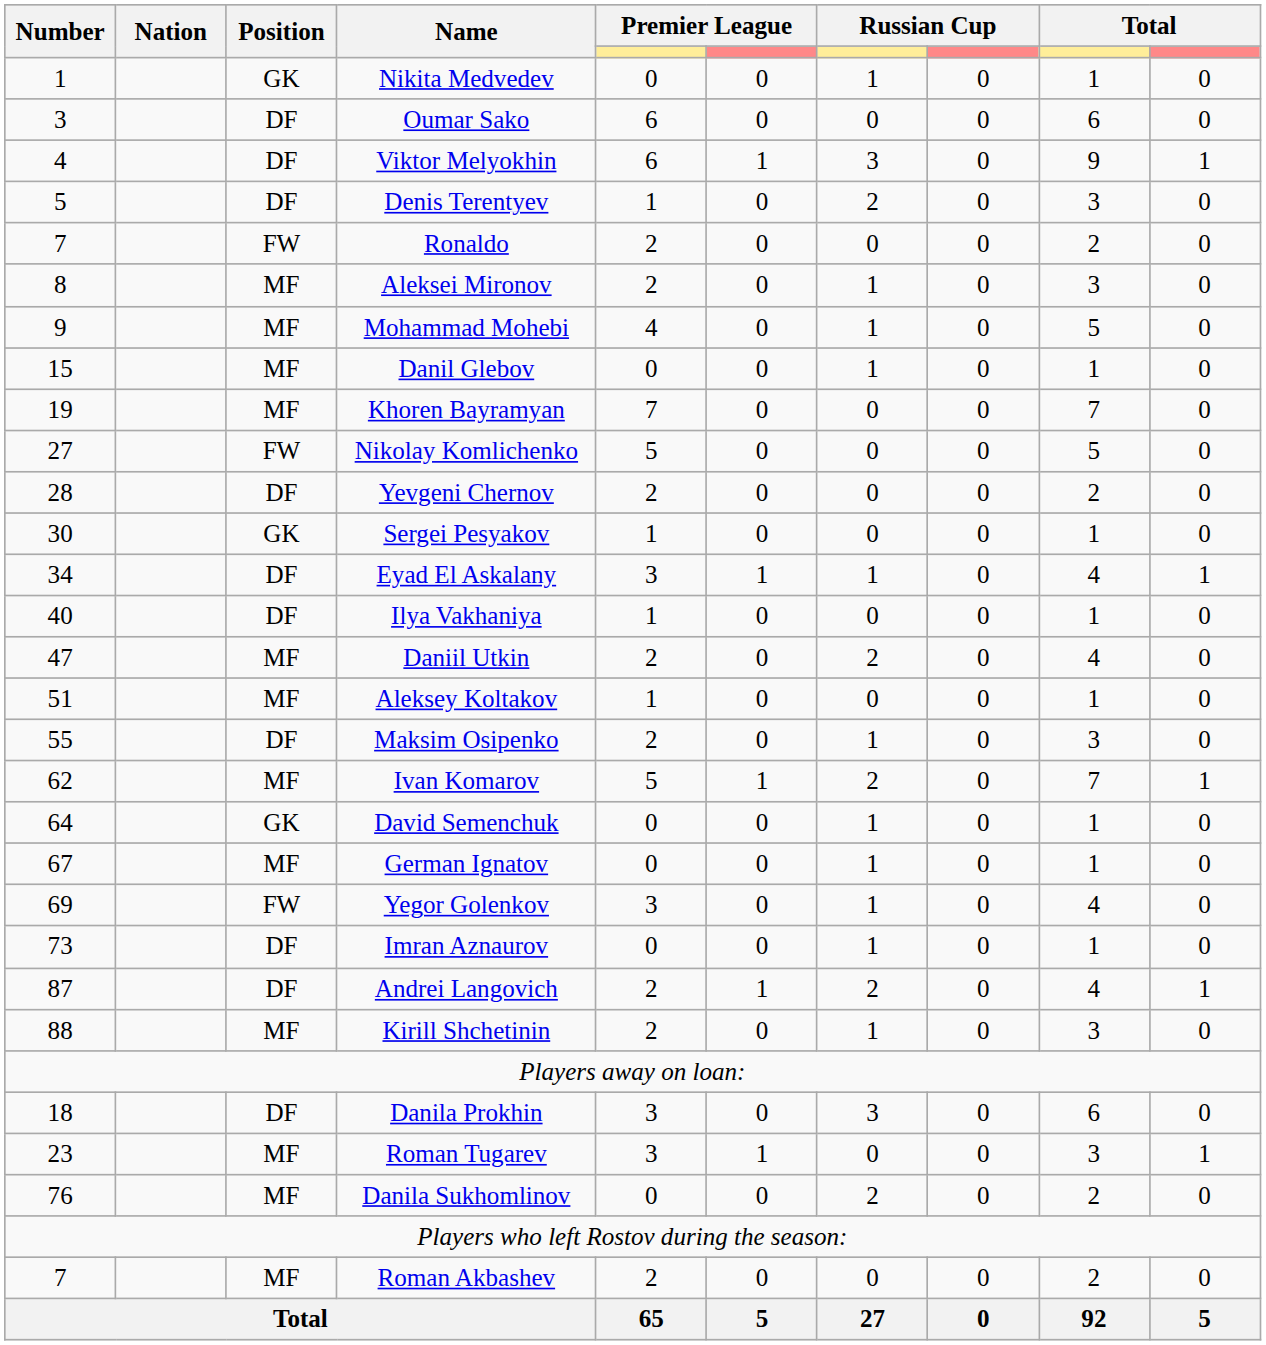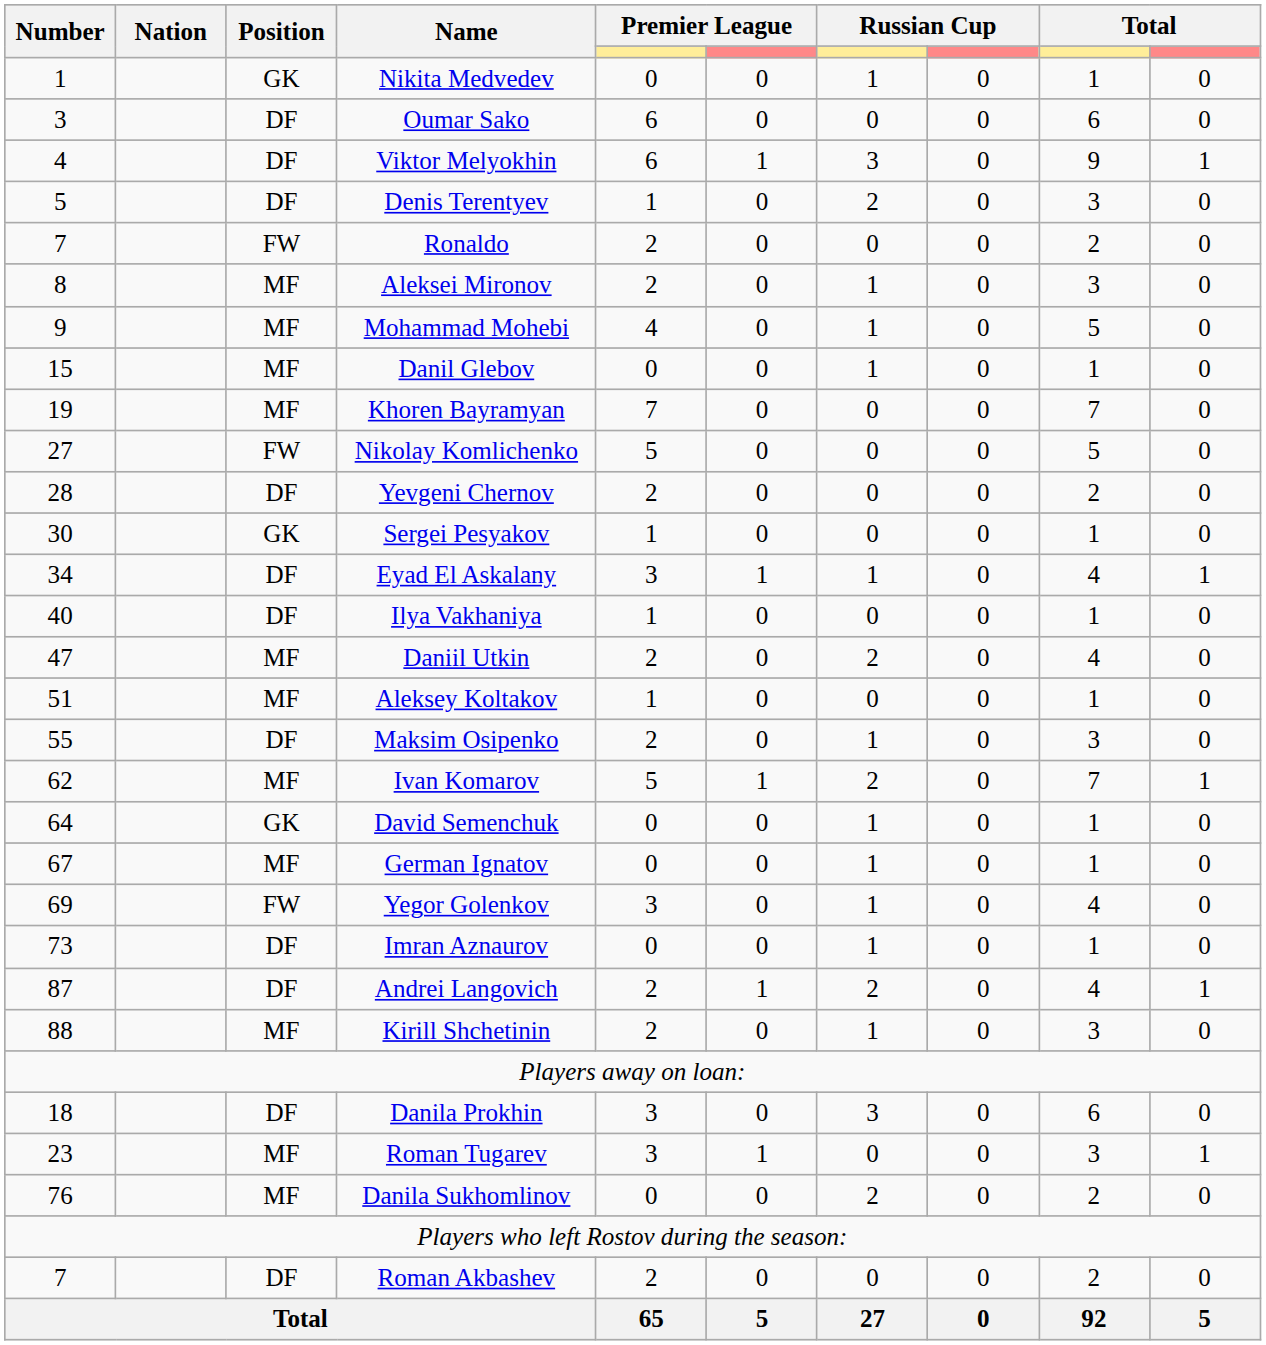(281, 1277) MF -> (281, 1277) DF
